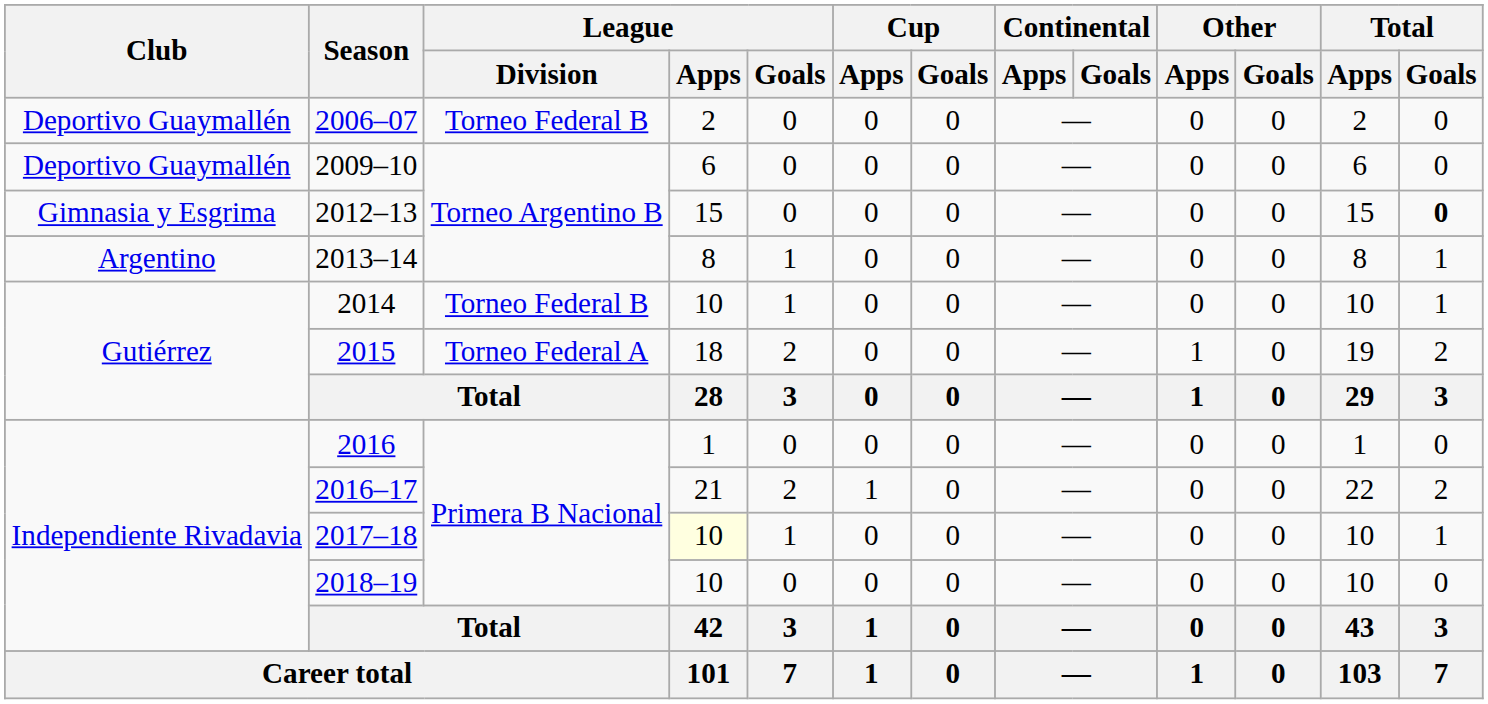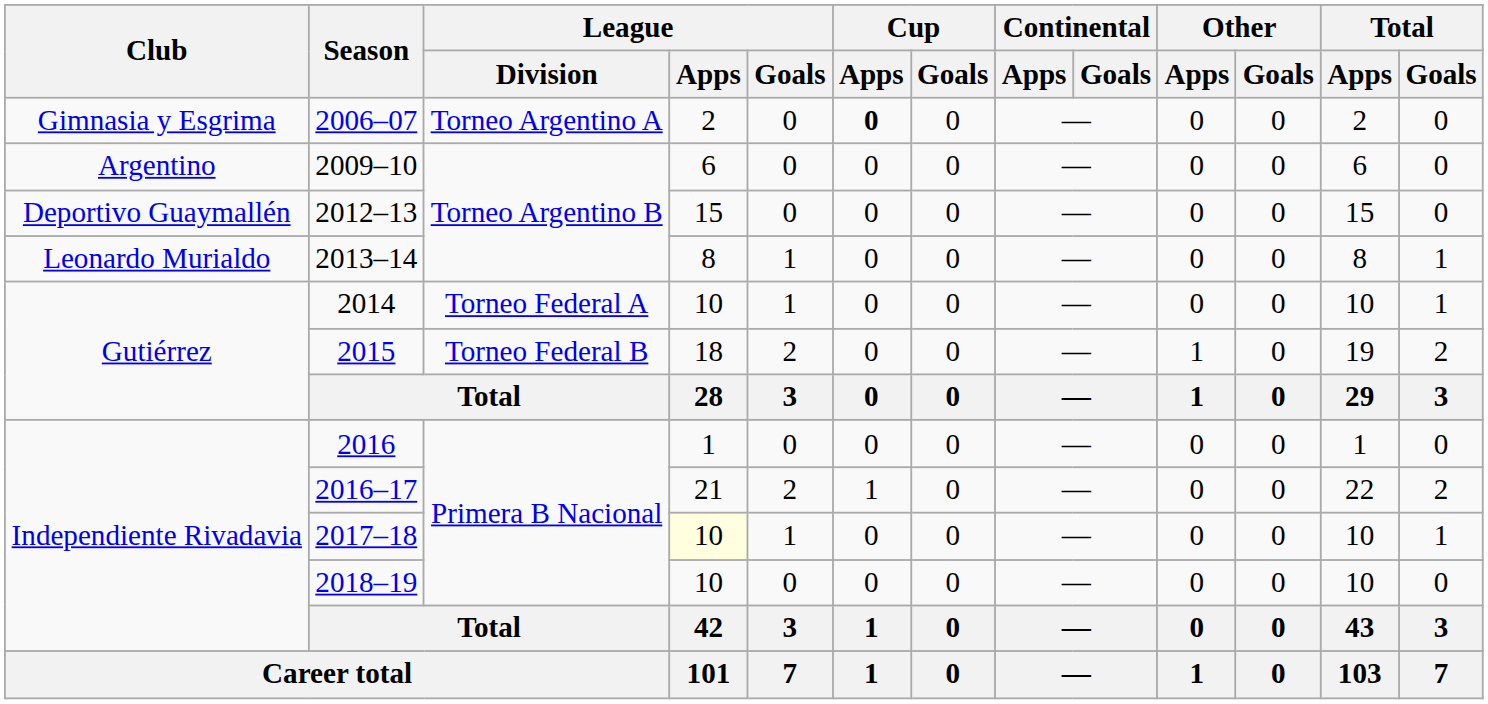(157, 119) Deportivo Guaymallén -> (157, 119) Gimnasia y Esgrima
(547, 119) Torneo Federal B -> (547, 119) Torneo Argentino A
(871, 119) normal -> (871, 119) bold
(157, 166) Deportivo Guaymallén -> (157, 166) Argentino
(157, 212) Gimnasia y Esgrima -> (157, 212) Deportivo Guaymallén
(1441, 212) bold -> (1441, 212) normal
(157, 258) Argentino -> (157, 258) Leonardo Murialdo
(547, 304) Torneo Federal B -> (547, 304) Torneo Federal A
(547, 350) Torneo Federal A -> (547, 350) Torneo Federal B
